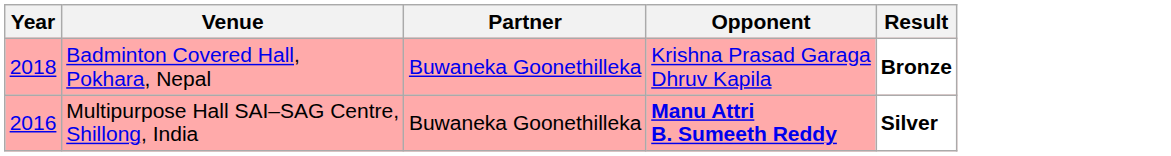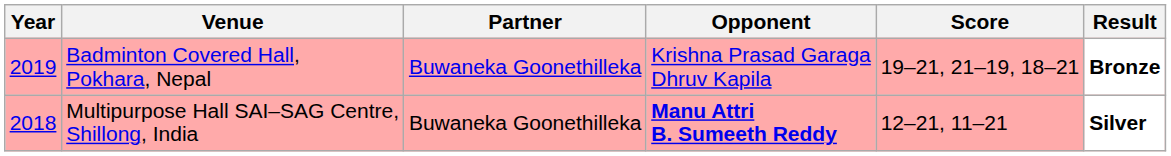+ column: (980, 22)
(33, 67) 2018 -> (33, 67) 2019
(33, 123) 2016 -> (33, 123) 2018
